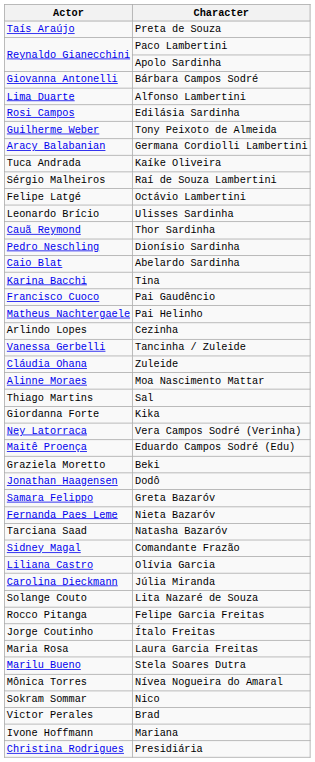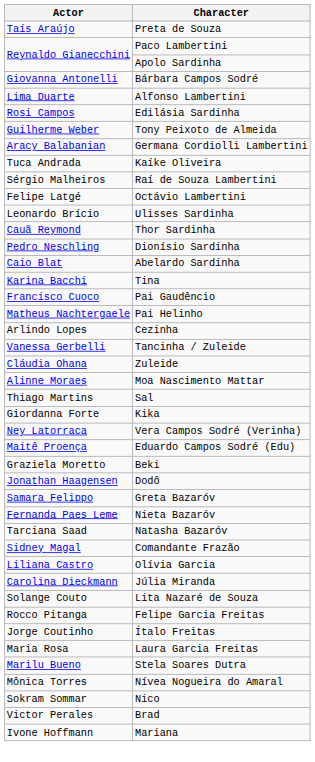- row: (169, 749)
